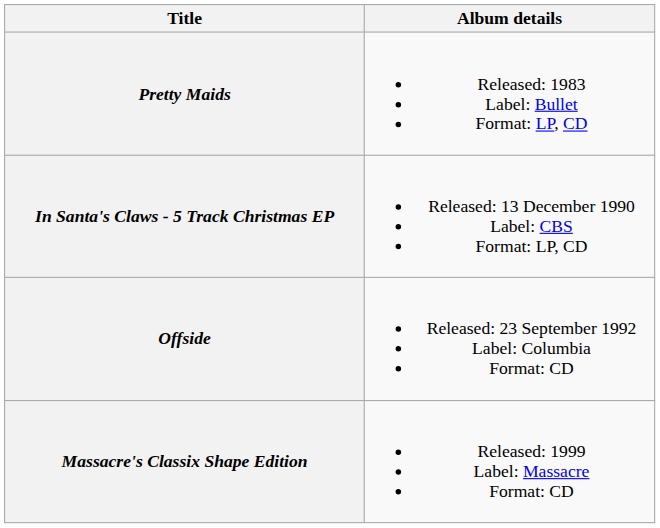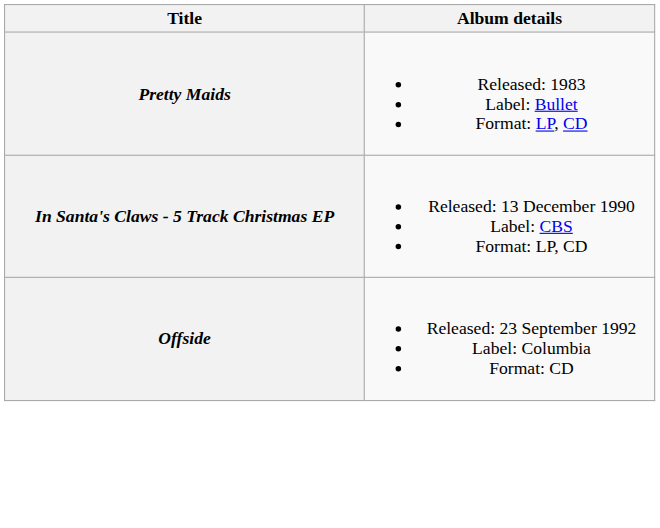- row: (185, 461)
